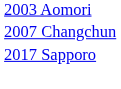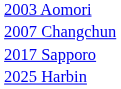+ row: (46, 77)
